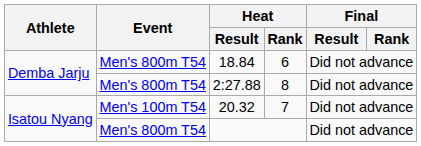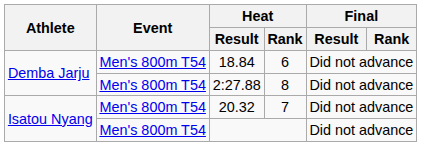(153, 107) Men's 100m T54 -> (153, 107) Men's 800m T54
